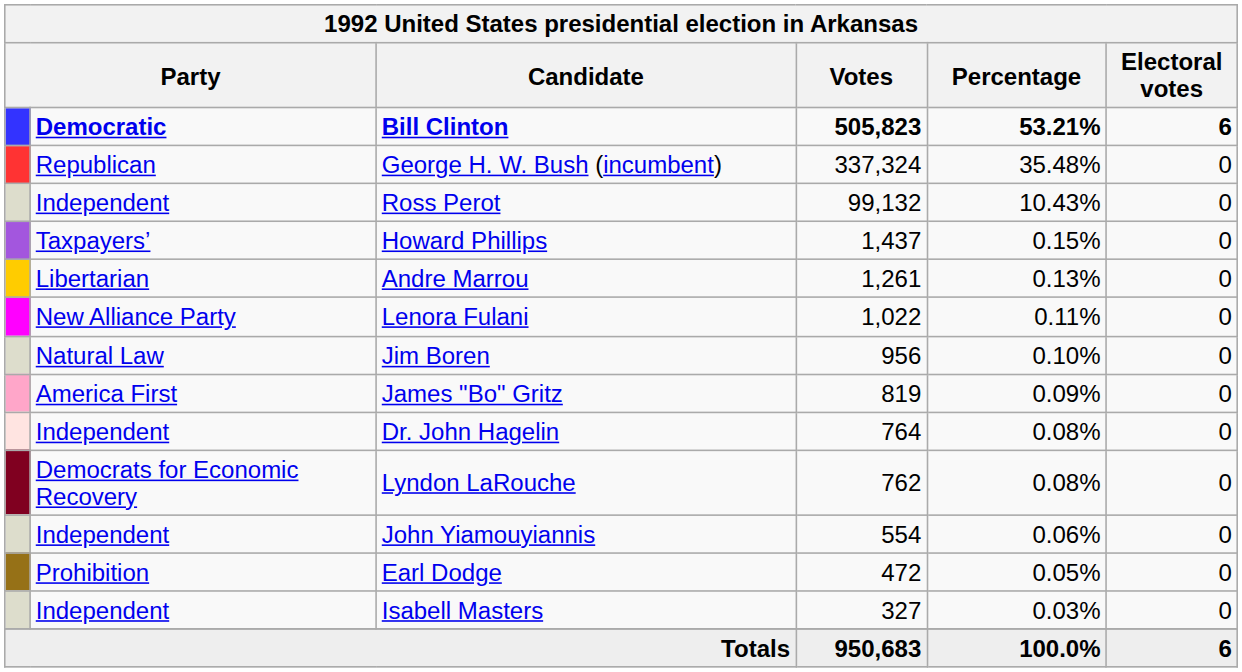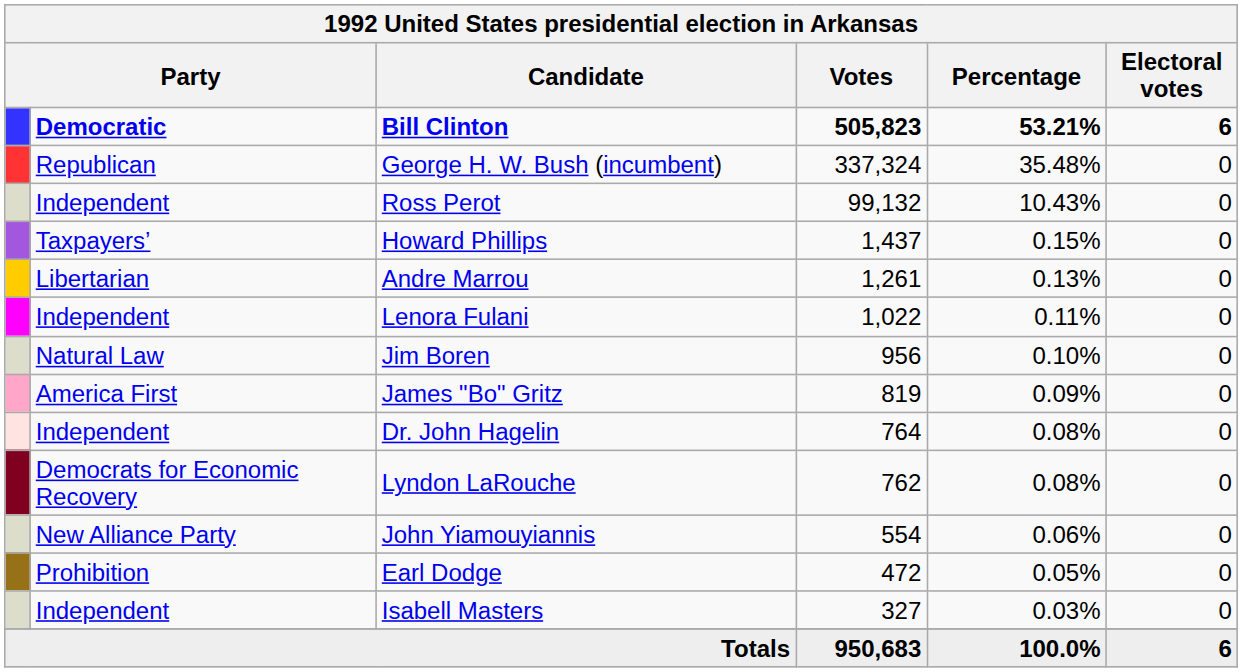(136, 317) New Alliance Party -> (102, 317) Independent
(102, 534) Independent -> (136, 534) New Alliance Party
